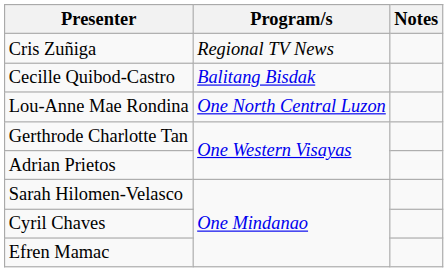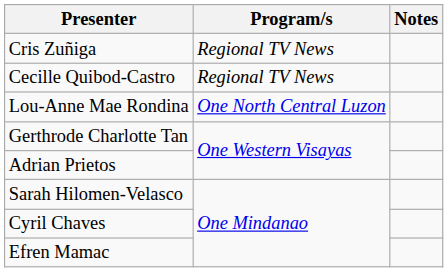(256, 77) Balitang Bisdak -> (265, 77) Regional TV News
